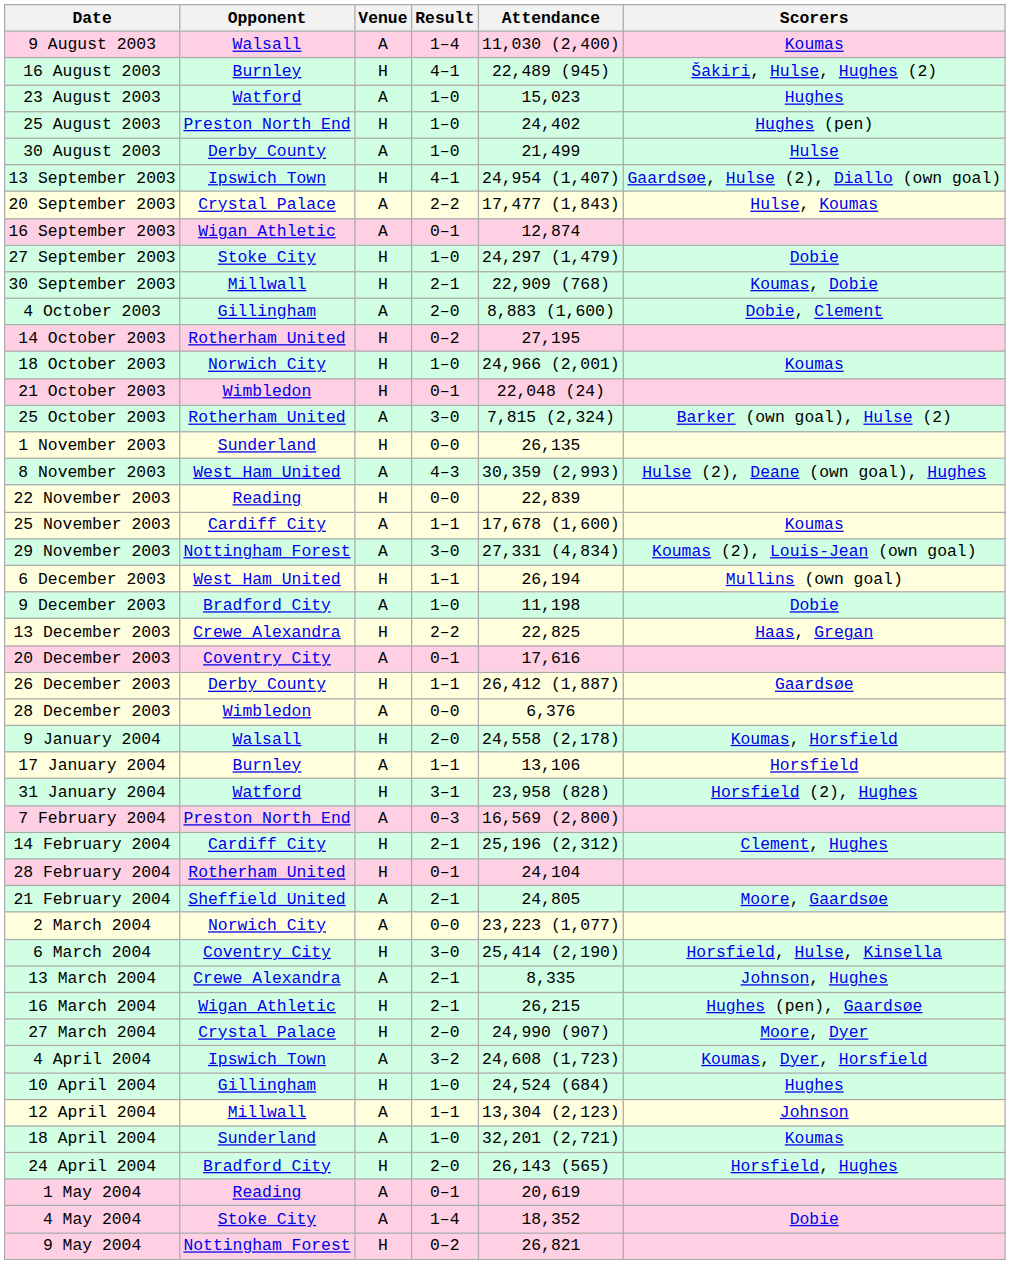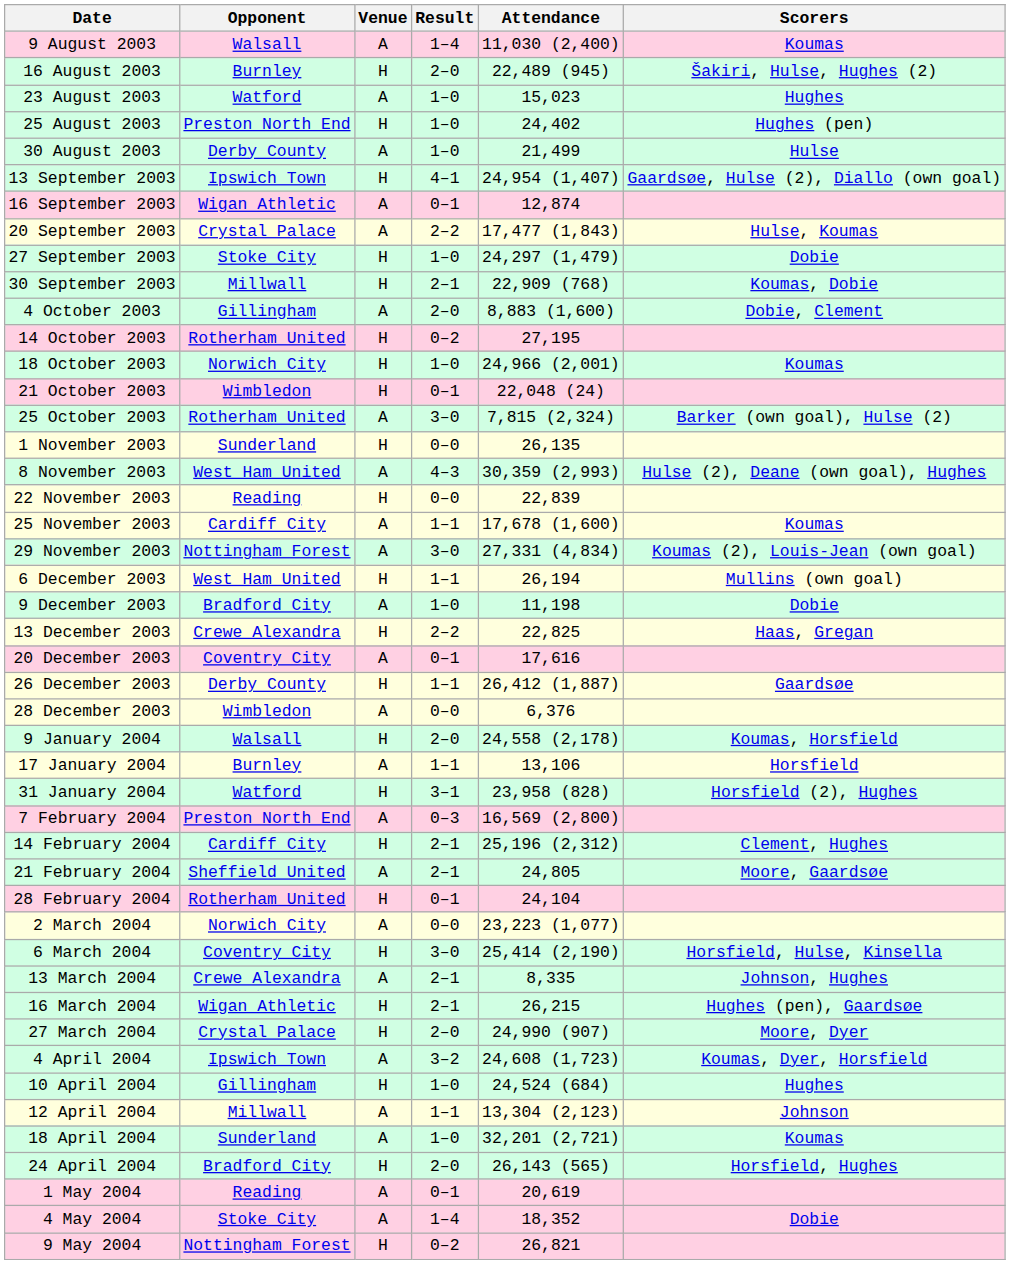(445, 71) 4–1 -> (445, 71) 2–0
rows swapped: (92, 232) <-> (92, 205)
rows swapped: (92, 899) <-> (92, 872)
